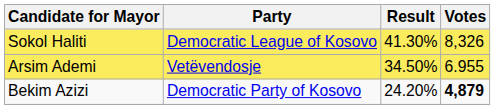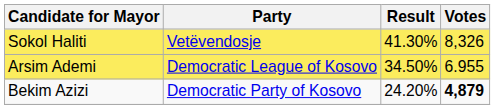(272, 41) Democratic League of Kosovo -> (214, 41) Vetëvendosje
(214, 66) Vetëvendosje -> (272, 66) Democratic League of Kosovo
